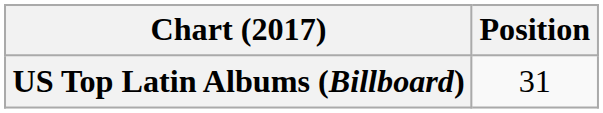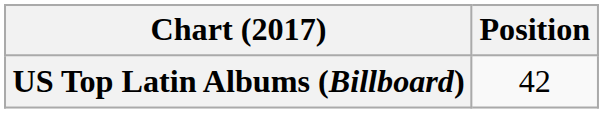(535, 81) 31 -> (535, 81) 42
